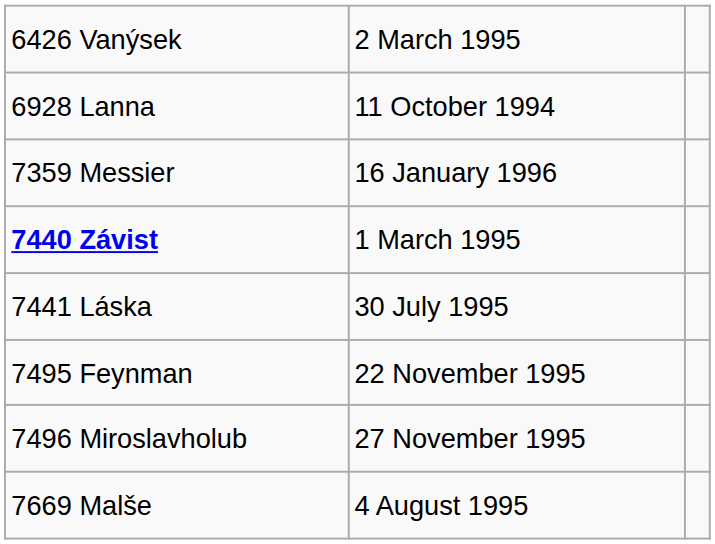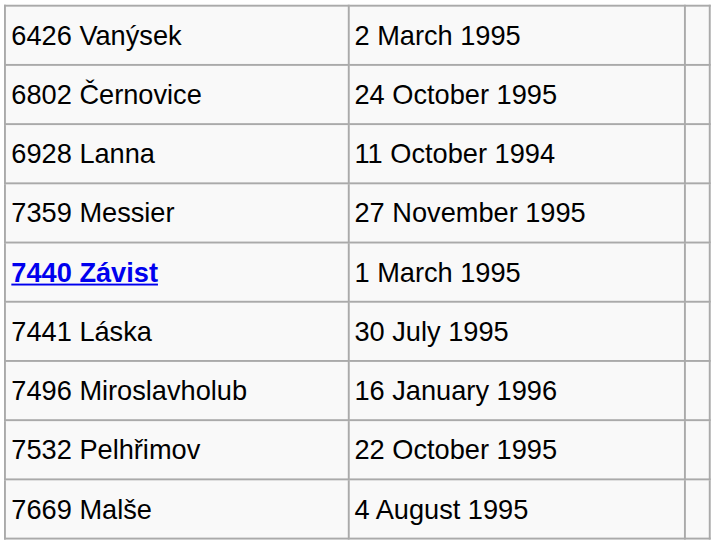+ row: (107, 95)
(456, 173) 16 January 1996 -> (470, 213) 27 November 1995
- row: (102, 373)
(470, 439) 27 November 1995 -> (456, 391) 16 January 1996
+ row: (106, 450)
